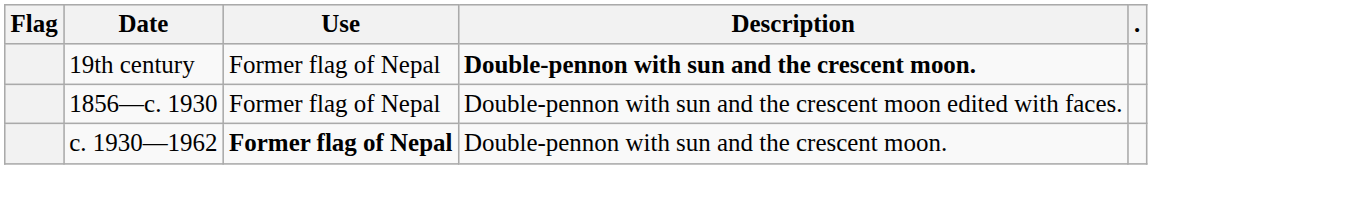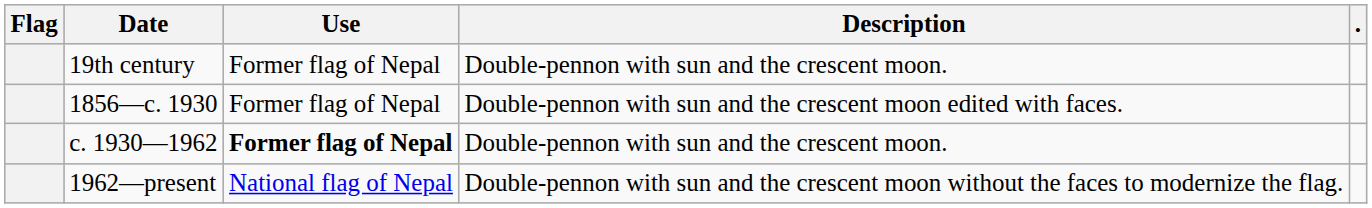(720, 63) bold -> (706, 63) normal
+ row: (143, 182)
